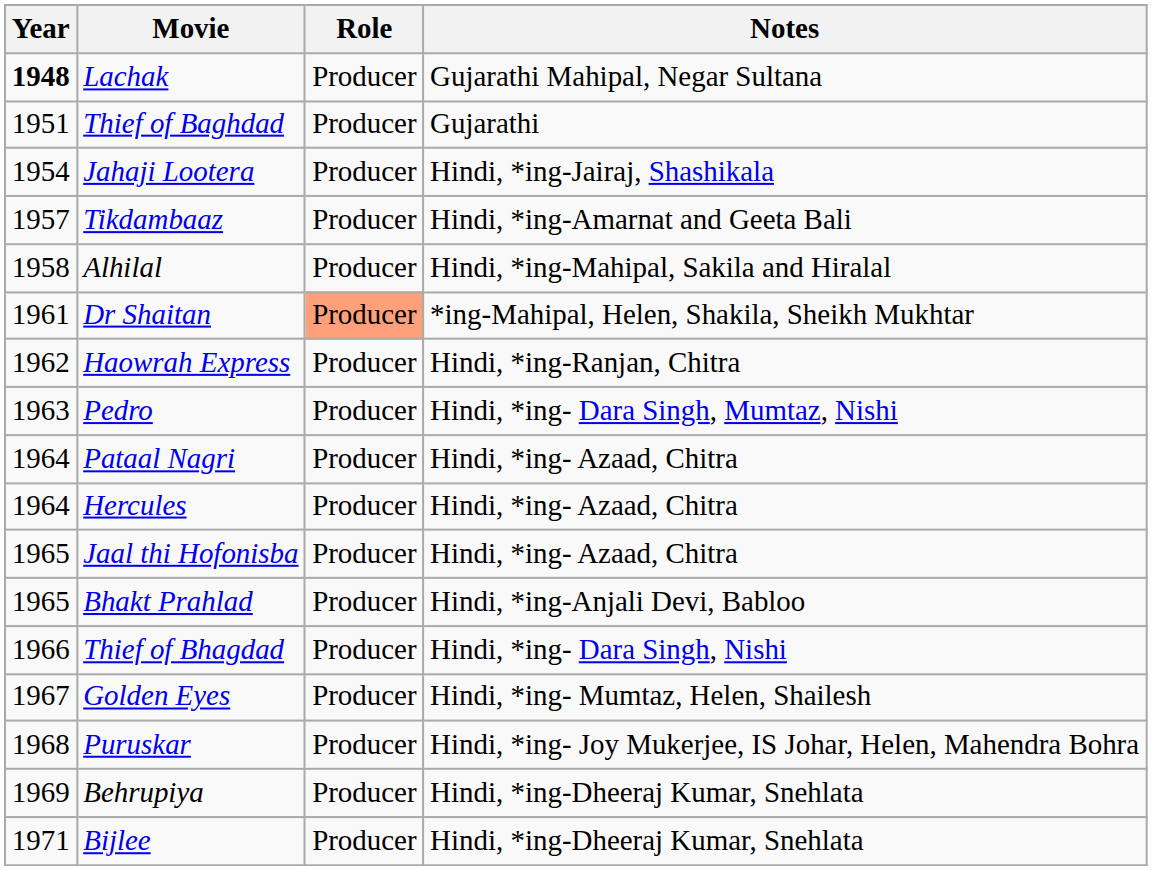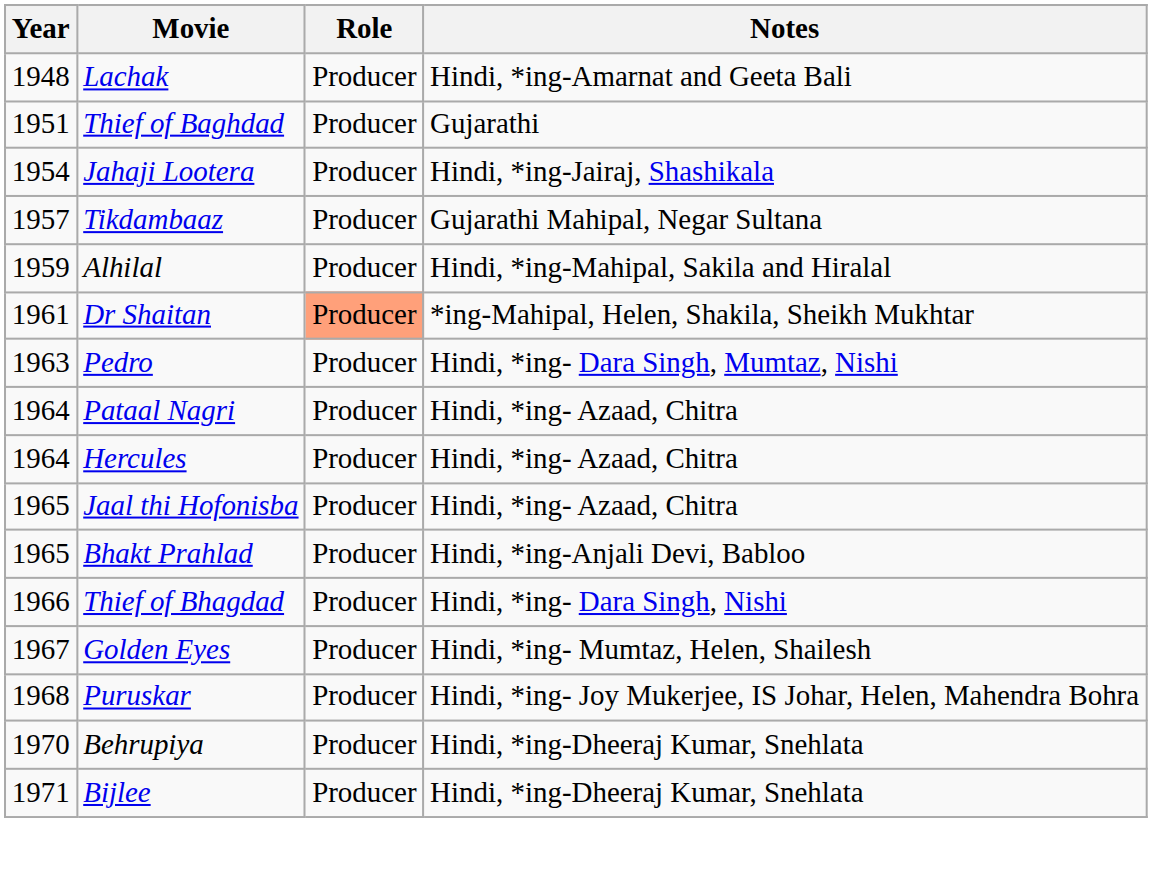(41, 76) bold -> (41, 76) normal
(626, 76) Gujarathi Mahipal, Negar Sultana -> (641, 76) Hindi, *ing-Amarnat and Geeta Bali
(641, 219) Hindi, *ing-Amarnat and Geeta Bali -> (626, 219) Gujarathi Mahipal, Negar Sultana
(41, 267) 1958 -> (41, 267) 1959
- row: (187, 362)
(41, 792) 1969 -> (41, 744) 1970
